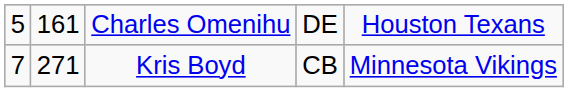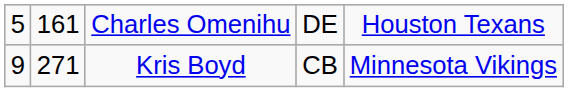(18, 65) 7 -> (18, 65) 9
